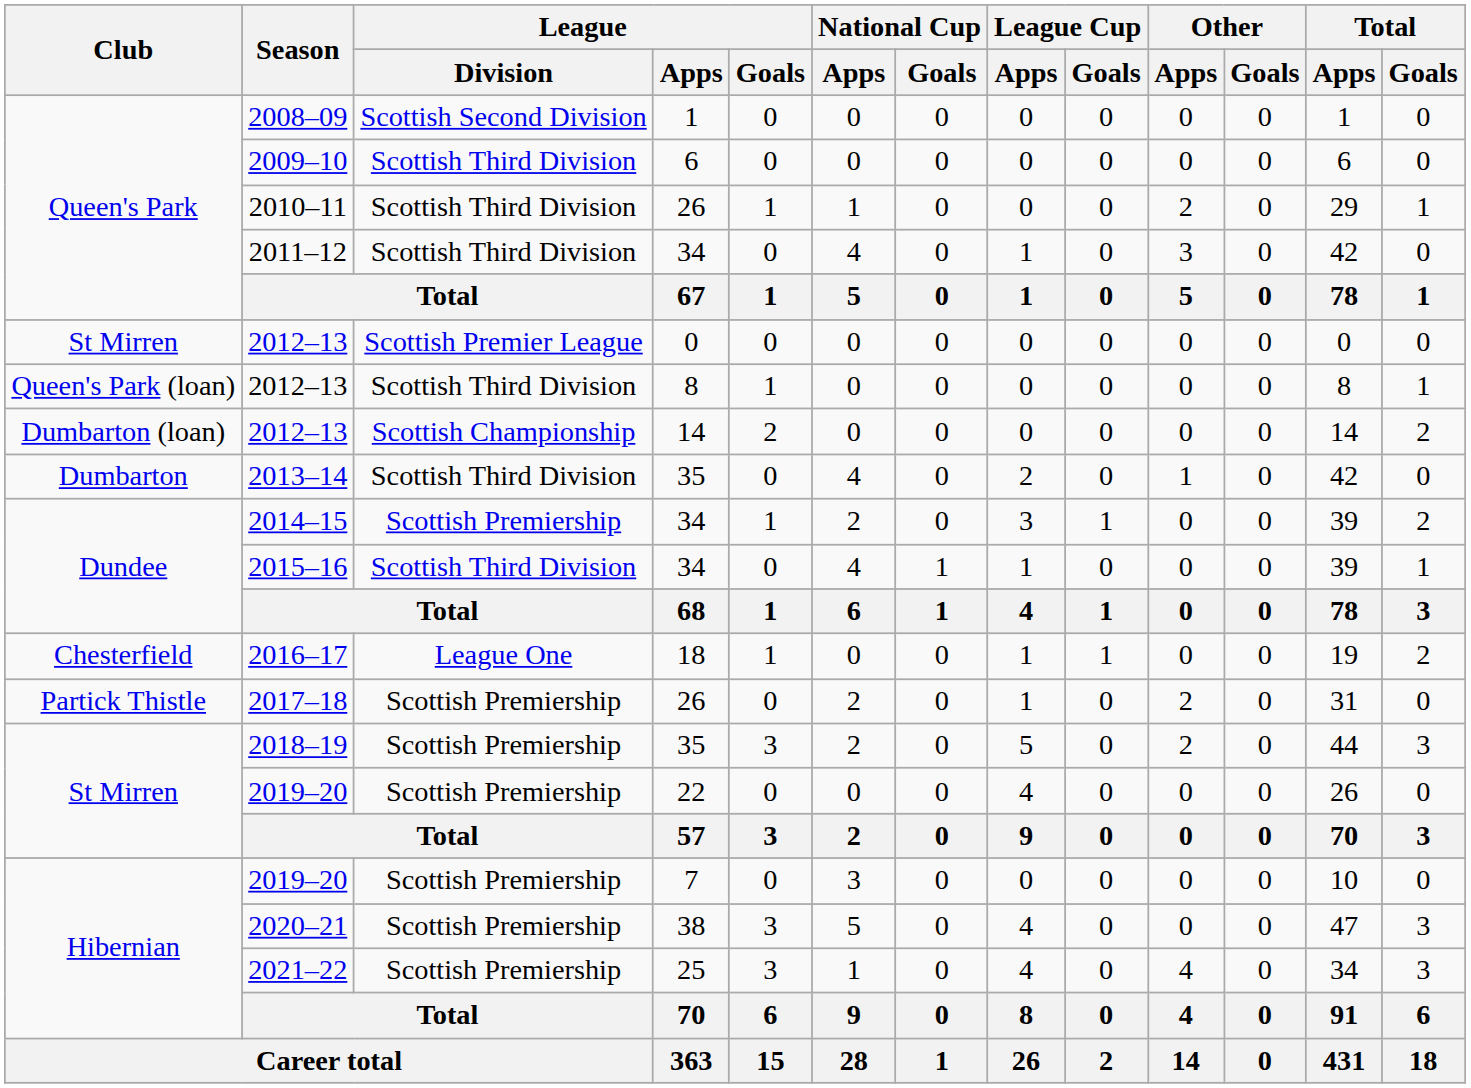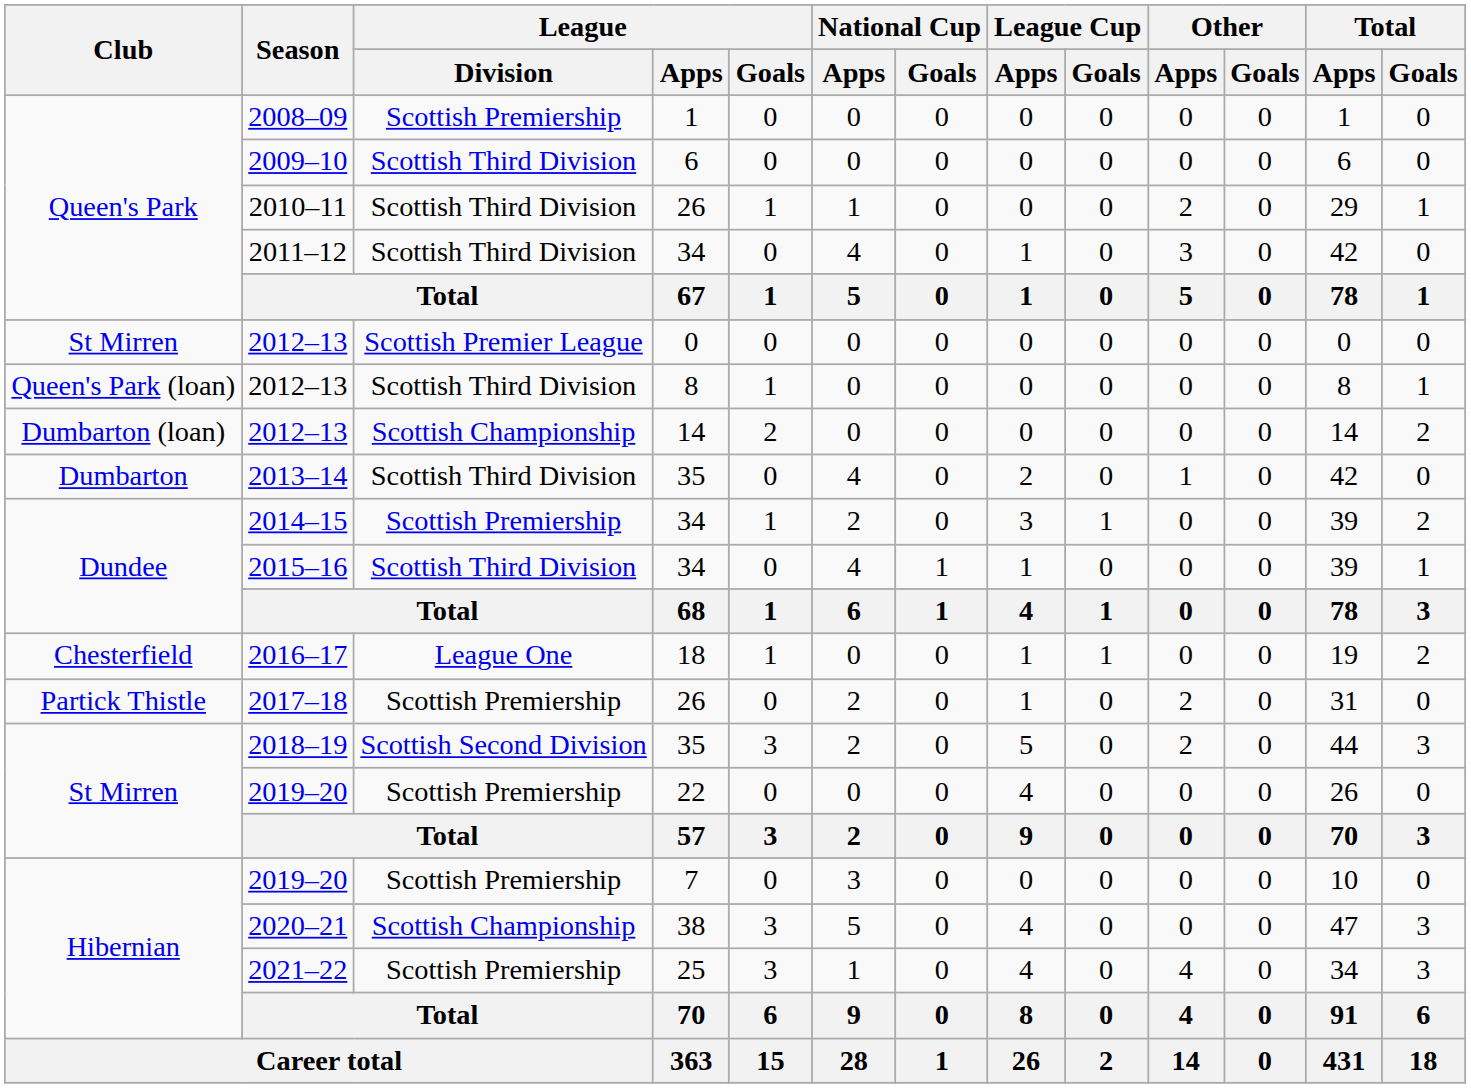(504, 116) Scottish Second Division -> (504, 116) Scottish Premiership
(504, 745) Scottish Premiership -> (504, 745) Scottish Second Division
(504, 925) Scottish Premiership -> (504, 925) Scottish Championship
